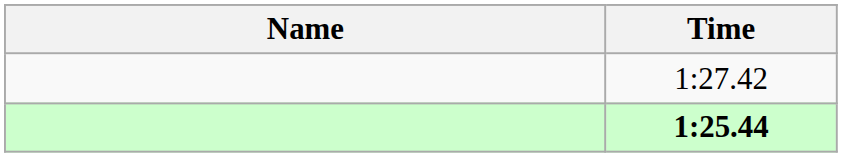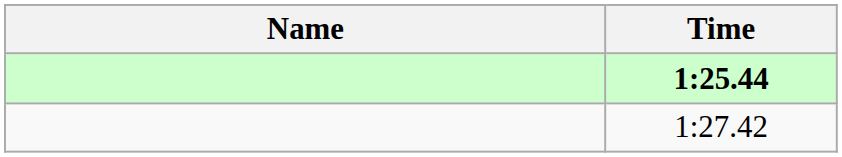rows swapped: (721, 126) <-> (721, 77)
